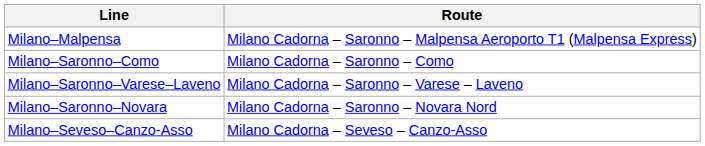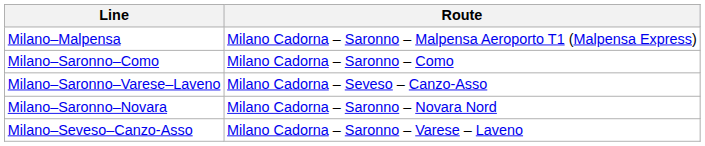(375, 84) Milano Cadorna – Saronno – Varese – Laveno -> (357, 84) Milano Cadorna – Seveso – Canzo-Asso
(357, 130) Milano Cadorna – Seveso – Canzo-Asso -> (375, 130) Milano Cadorna – Saronno – Varese – Laveno
